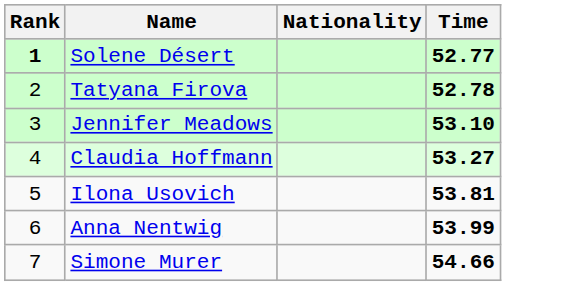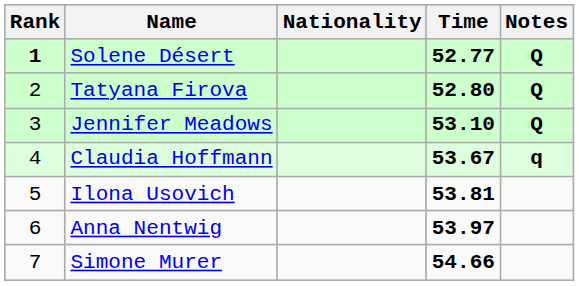+ column: (537, 22)
(463, 91) 52.78 -> (463, 91) 52.80
(463, 159) 53.27 -> (463, 159) 53.67
(463, 228) 53.99 -> (463, 228) 53.97
